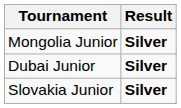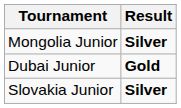(146, 66) Silver -> (142, 66) Gold
